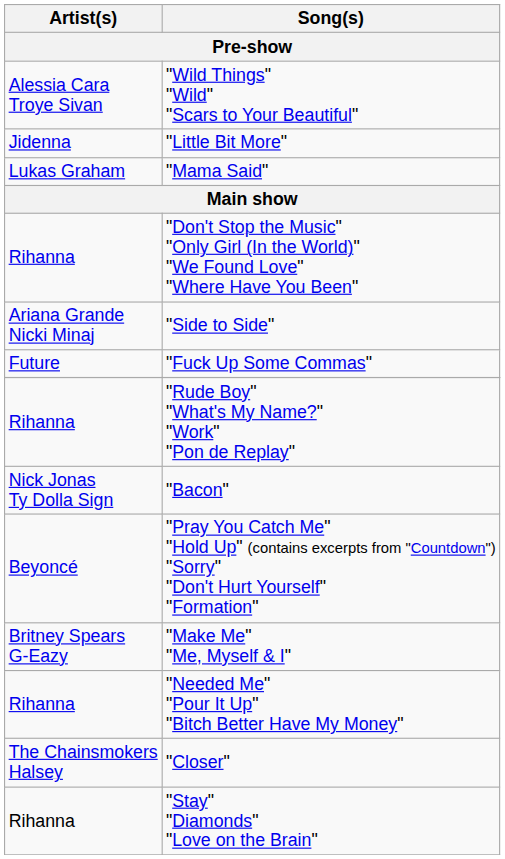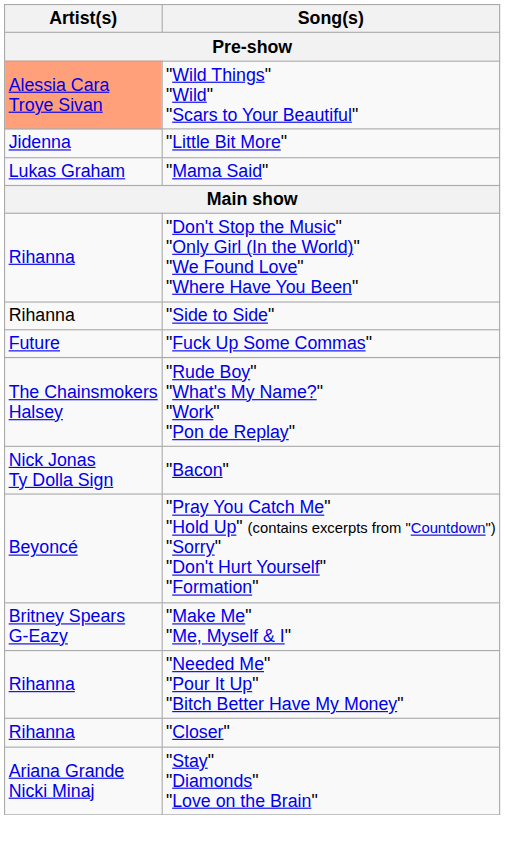(59, 94) no background -> (59, 94) lightsalmon background
(66, 325) Ariana Grande Nicki Minaj -> (42, 315) Rihanna
(42, 421) Rihanna -> (83, 401) The Chainsmokers Halsey
(83, 762) The Chainsmokers Halsey -> (42, 732) Rihanna
(42, 820) Rihanna -> (66, 780) Ariana Grande Nicki Minaj
